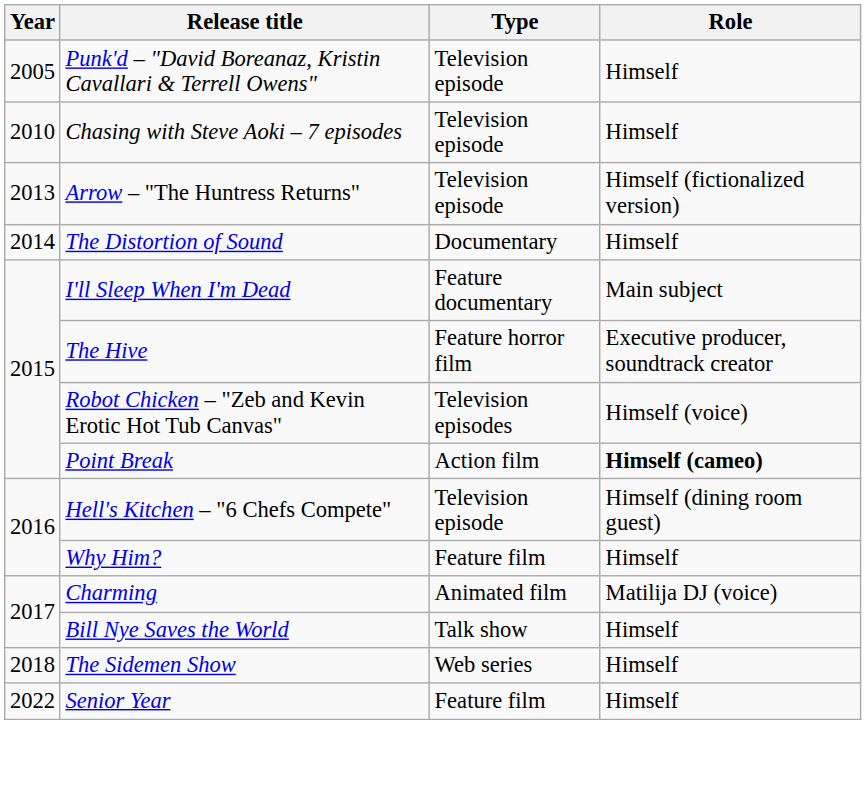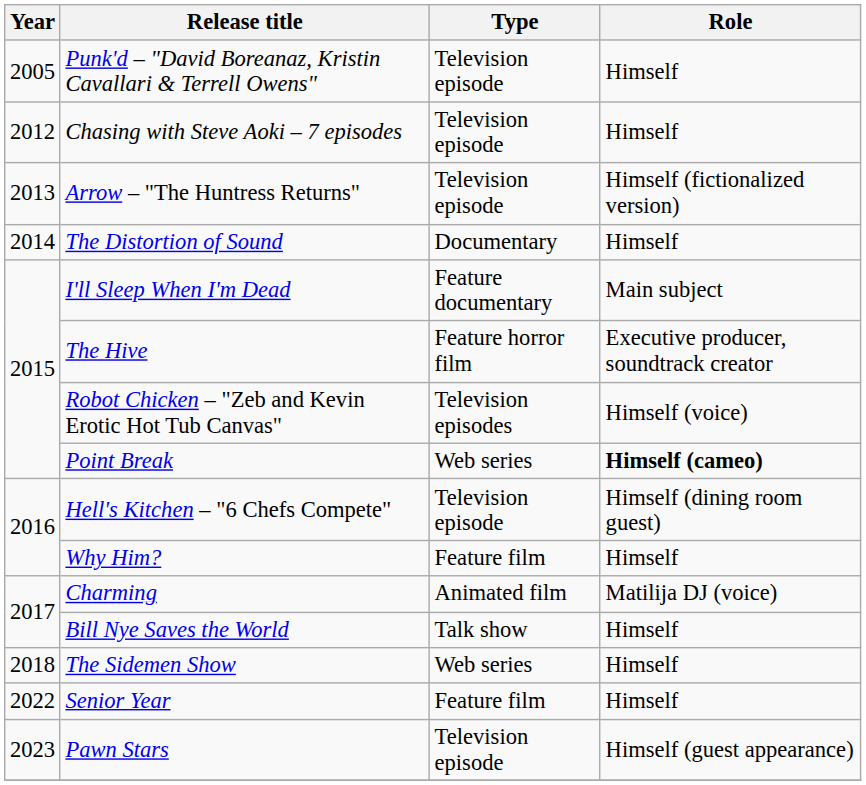(32, 132) 2010 -> (32, 132) 2012
(487, 460) Action film -> (483, 460) Web series
+ row: (117, 749)
